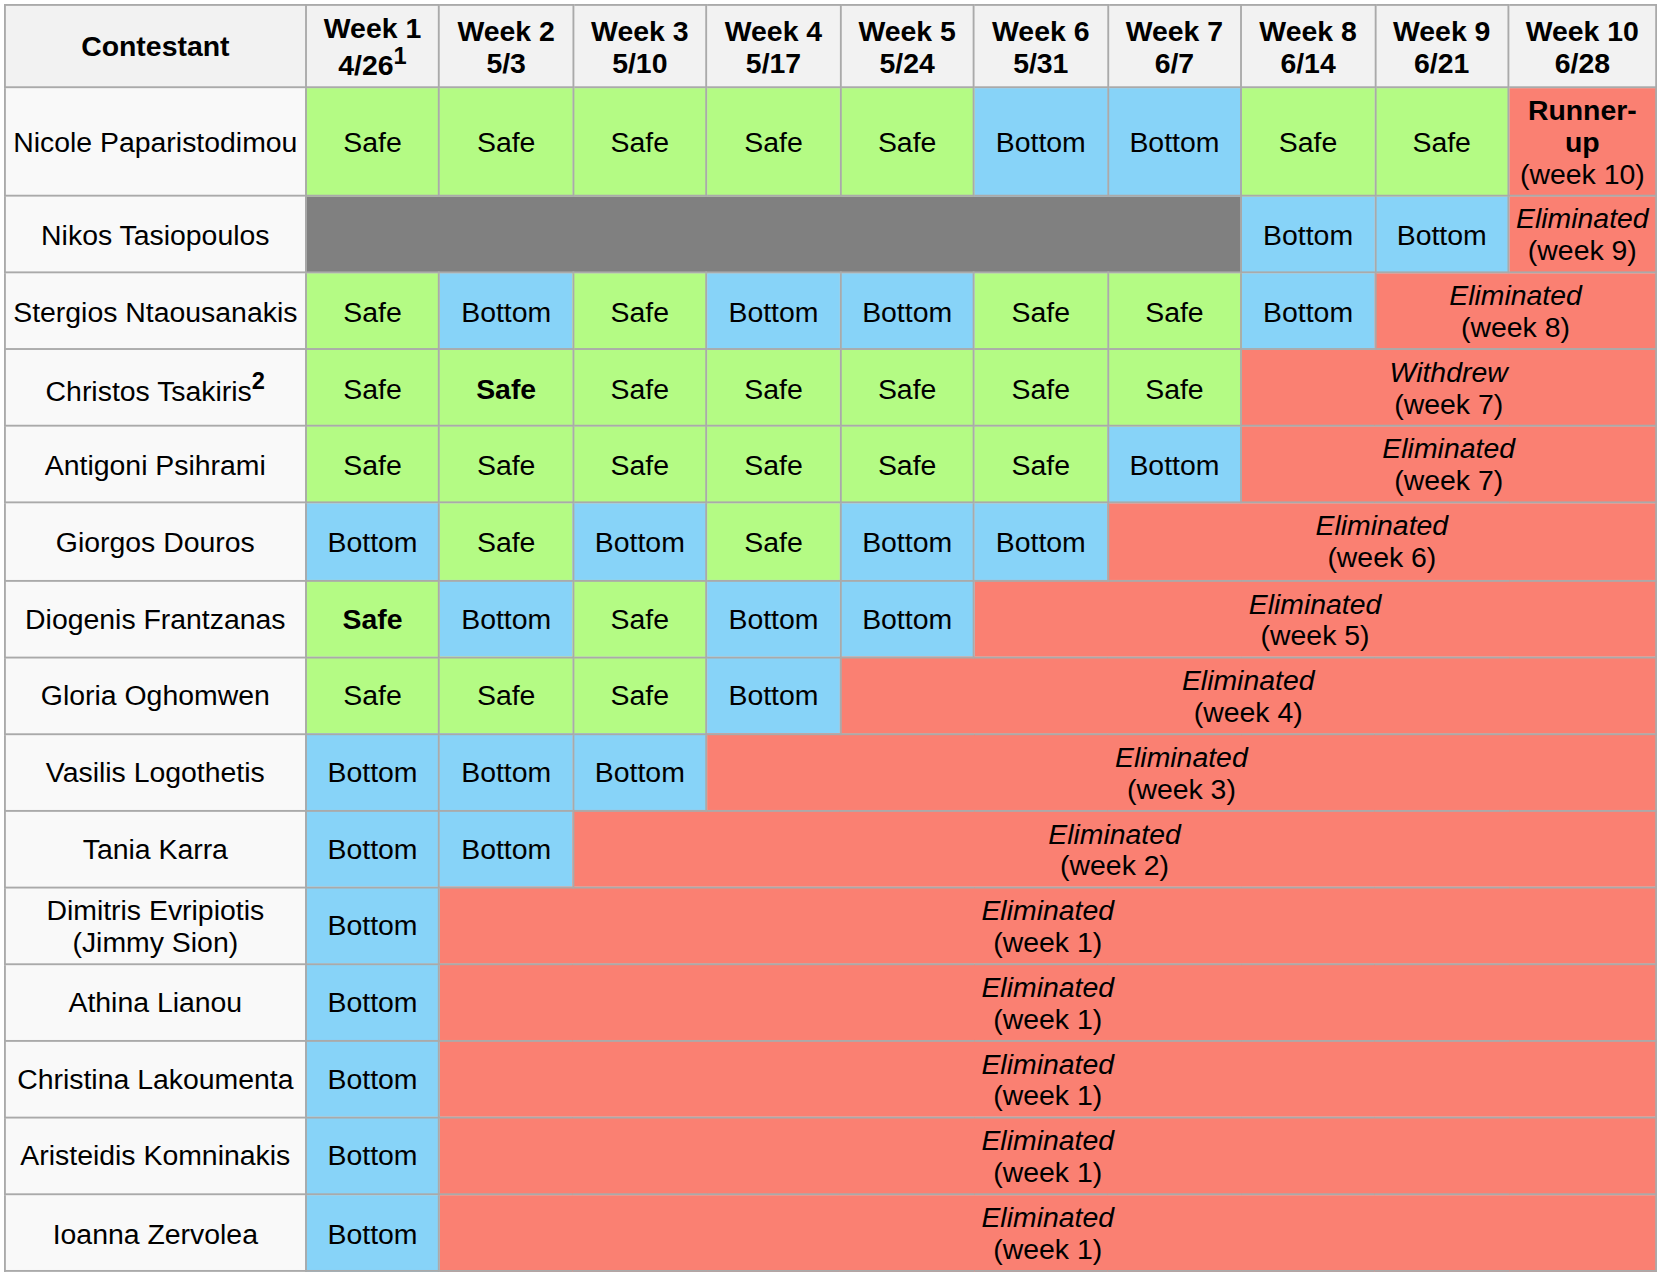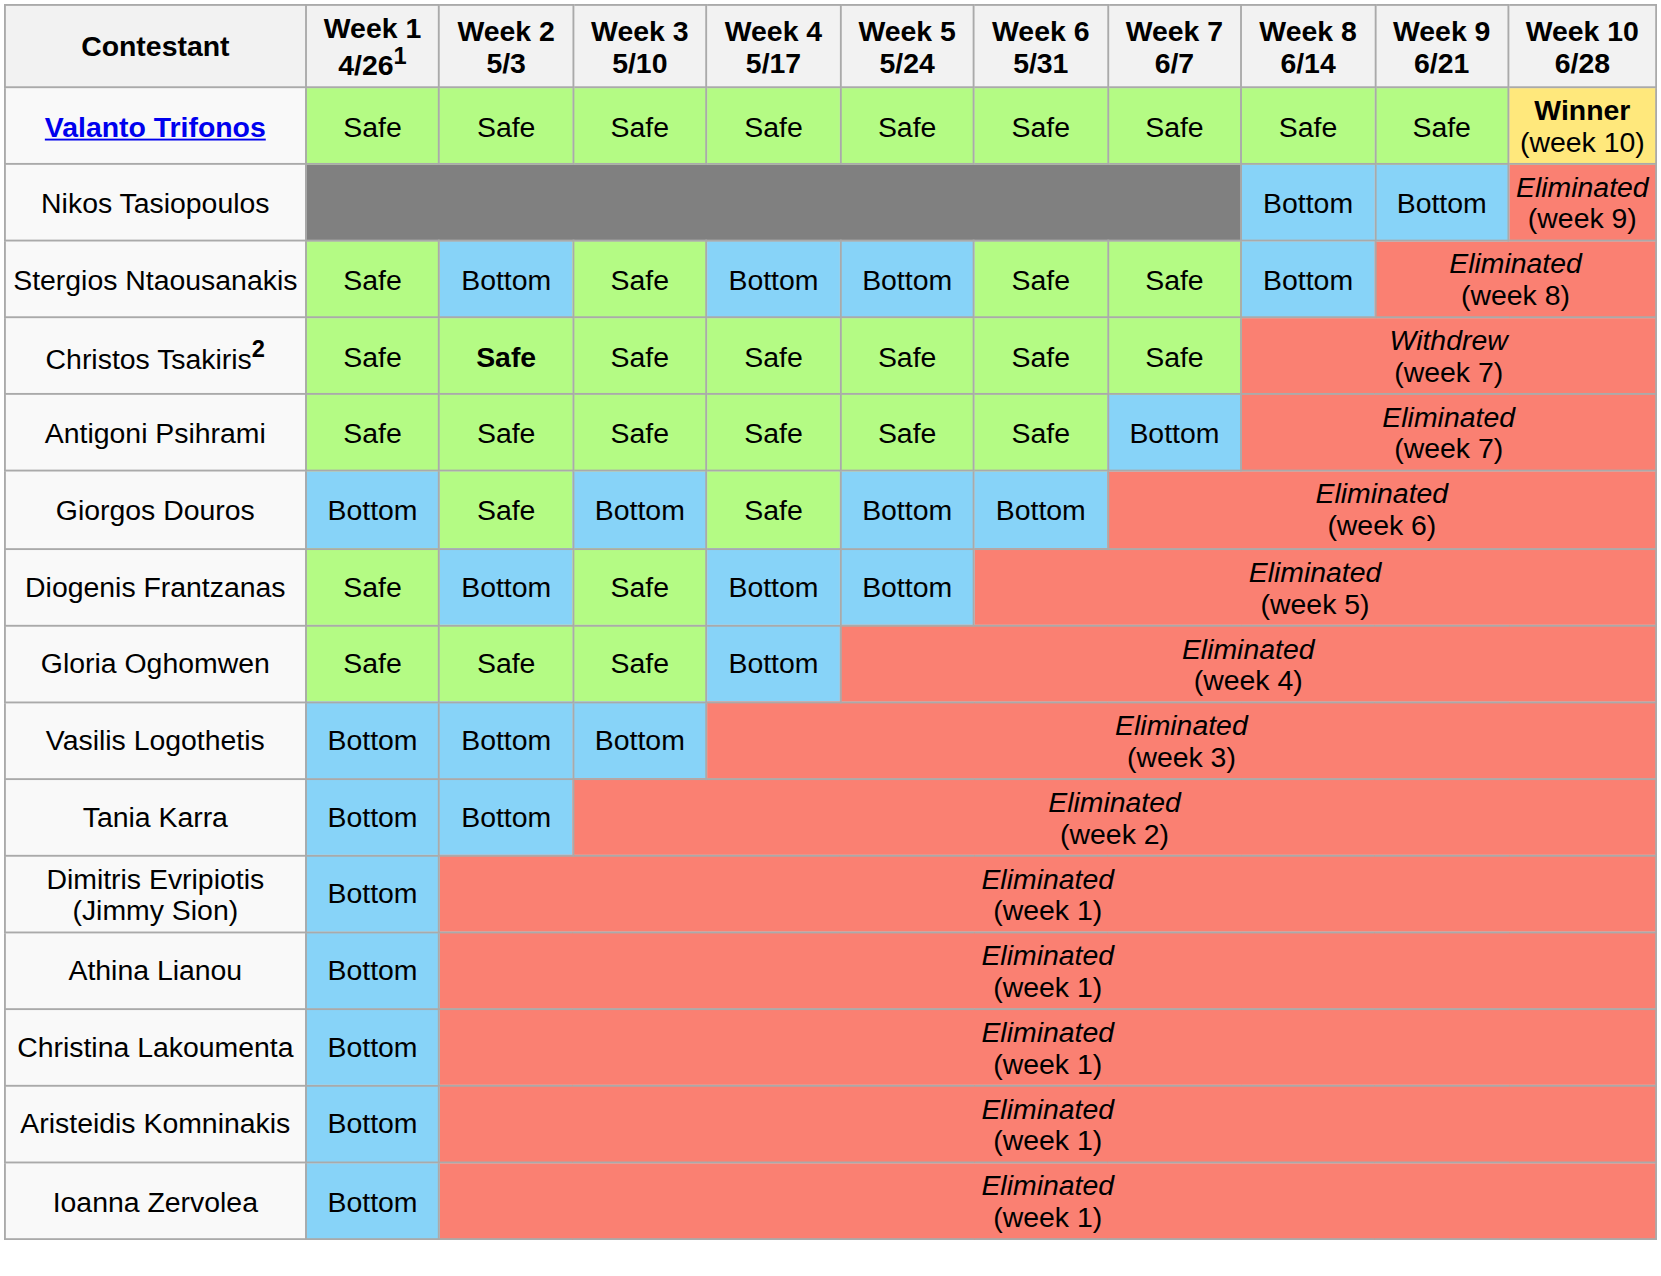+ row: (155, 126)
- row: (155, 142)
(373, 619) bold -> (373, 587) normal
